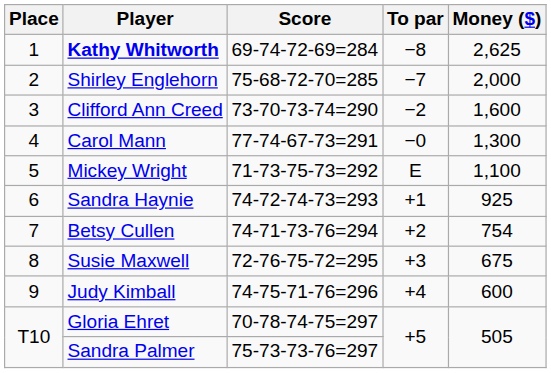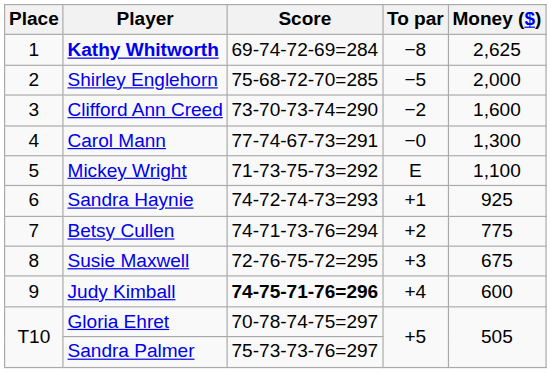(415, 79) −7 -> (415, 79) −5
(497, 230) 754 -> (497, 230) 775
(305, 291) normal -> (305, 291) bold
